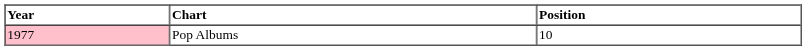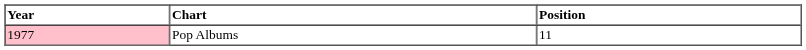(546, 35) 10 -> (546, 35) 11
